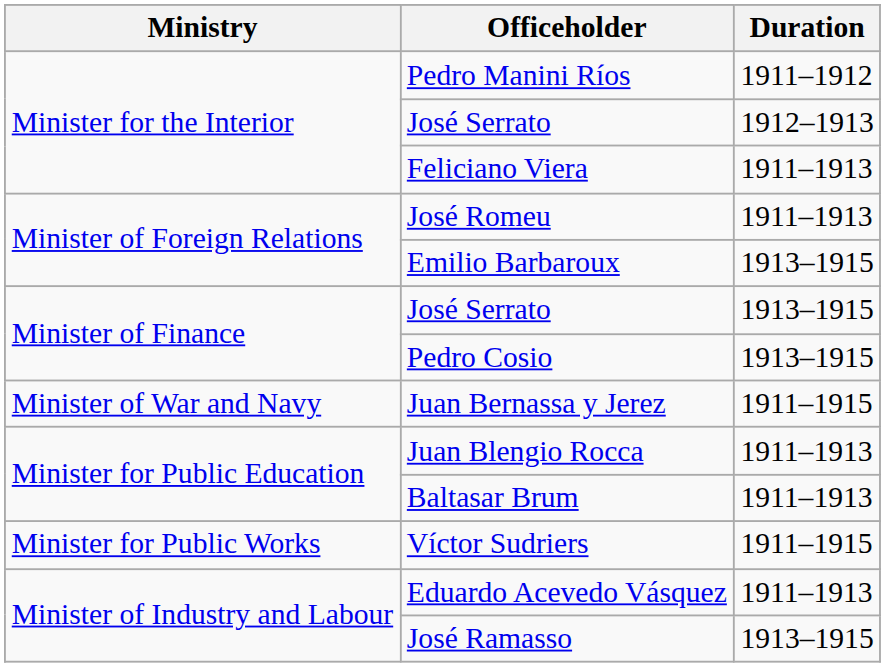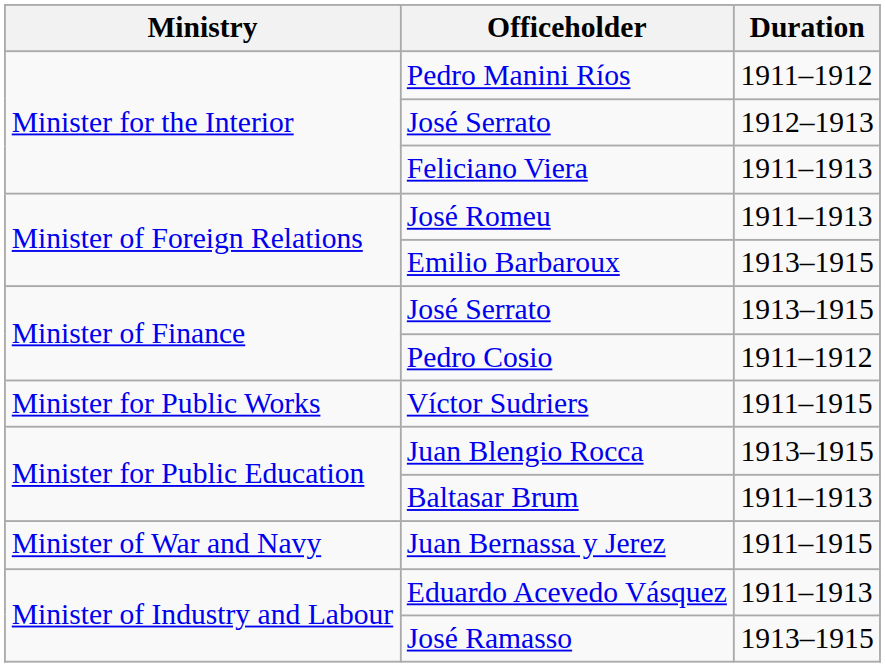(807, 356) 1913–1915 -> (807, 356) 1911–1912
rows swapped: (166, 403) <-> (166, 544)
(807, 450) 1911–1913 -> (807, 450) 1913–1915
